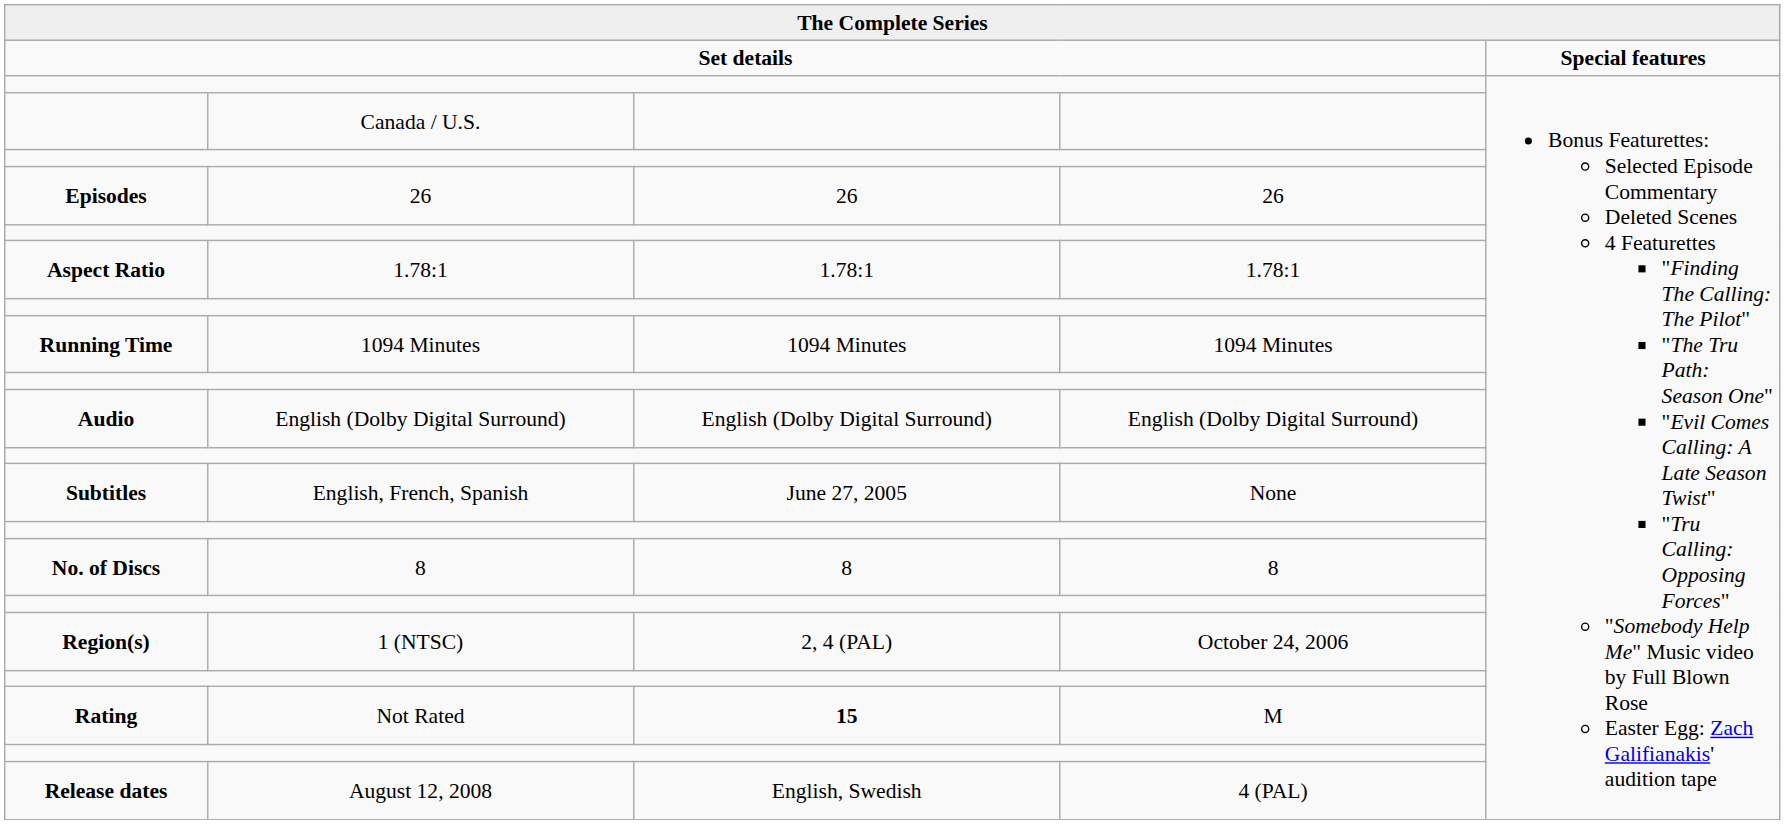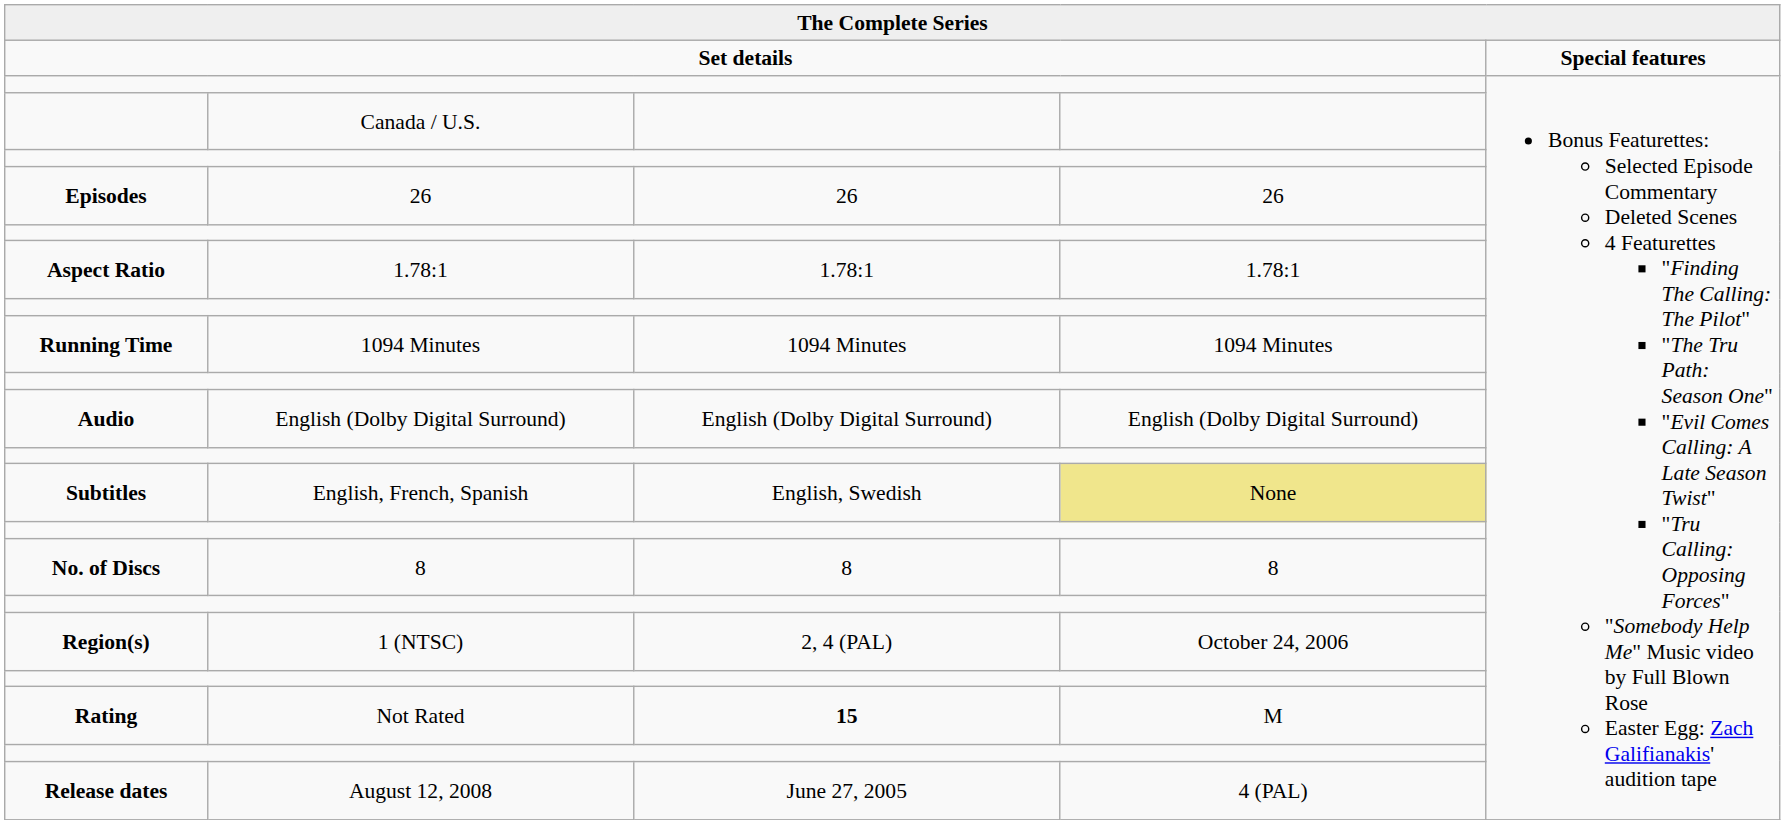(847, 492) June 27, 2005 -> (847, 492) English, Swedish
(1273, 492) no background -> (1273, 492) khaki background
(847, 790) English, Swedish -> (847, 790) June 27, 2005
